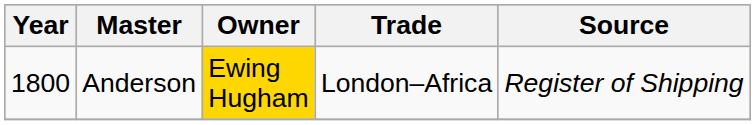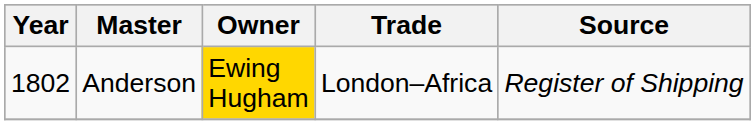(40, 82) 1800 -> (40, 82) 1802
